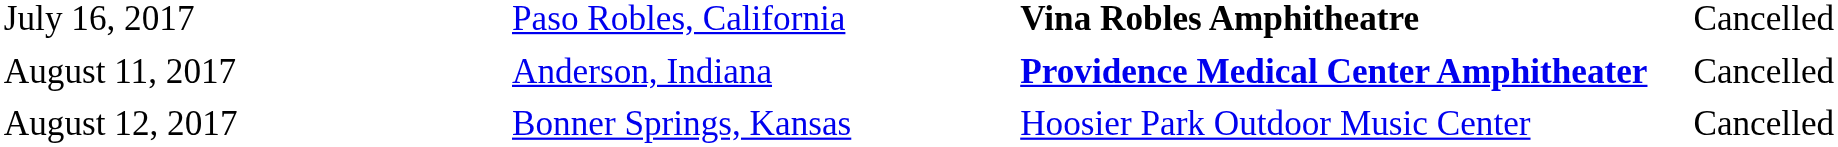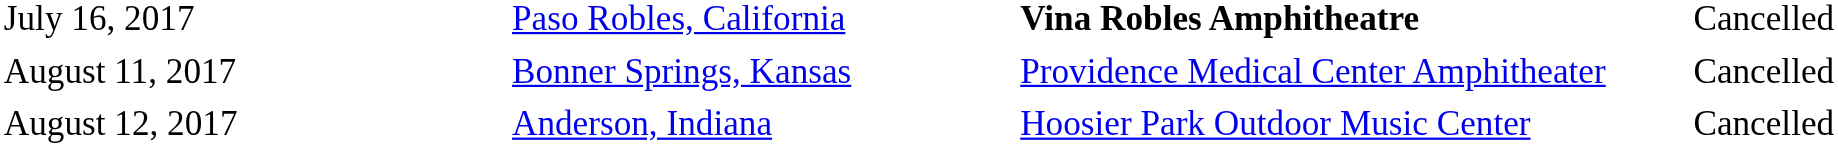(642, 71) Anderson, Indiana -> (682, 71) Bonner Springs, Kansas
(1334, 71) bold -> (1313, 71) normal
(682, 123) Bonner Springs, Kansas -> (642, 123) Anderson, Indiana
